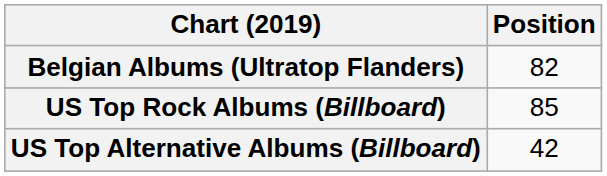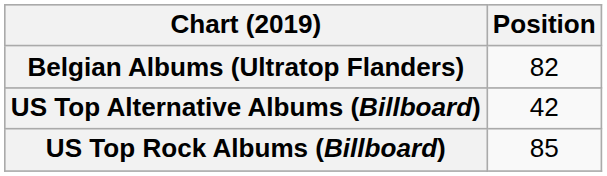rows swapped: (246, 149) <-> (246, 107)
